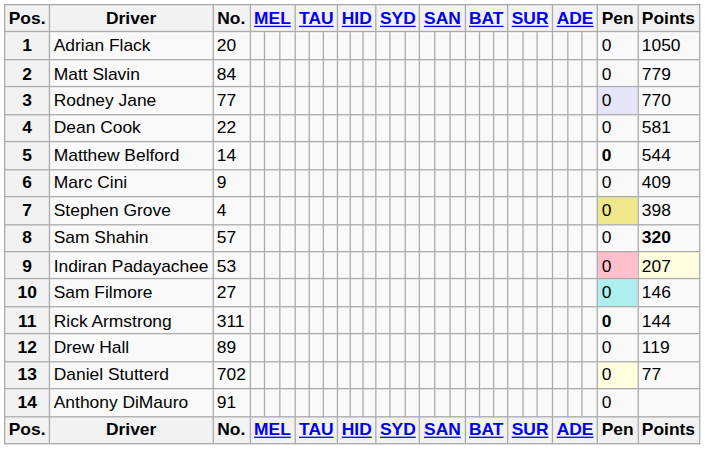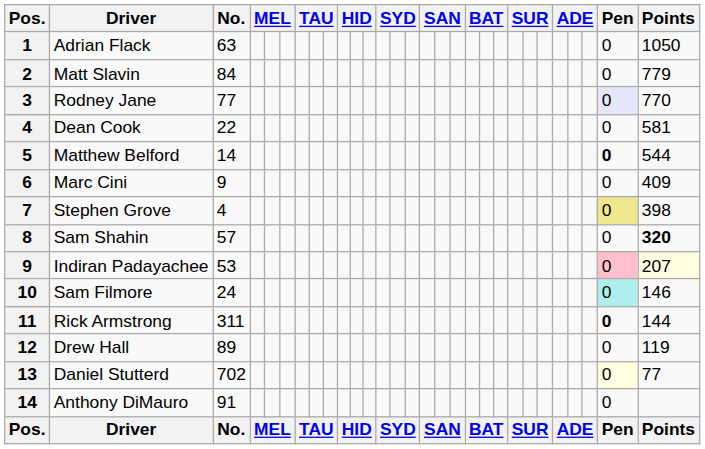(226, 45) 20 -> (226, 45) 63
(226, 292) 27 -> (226, 292) 24
